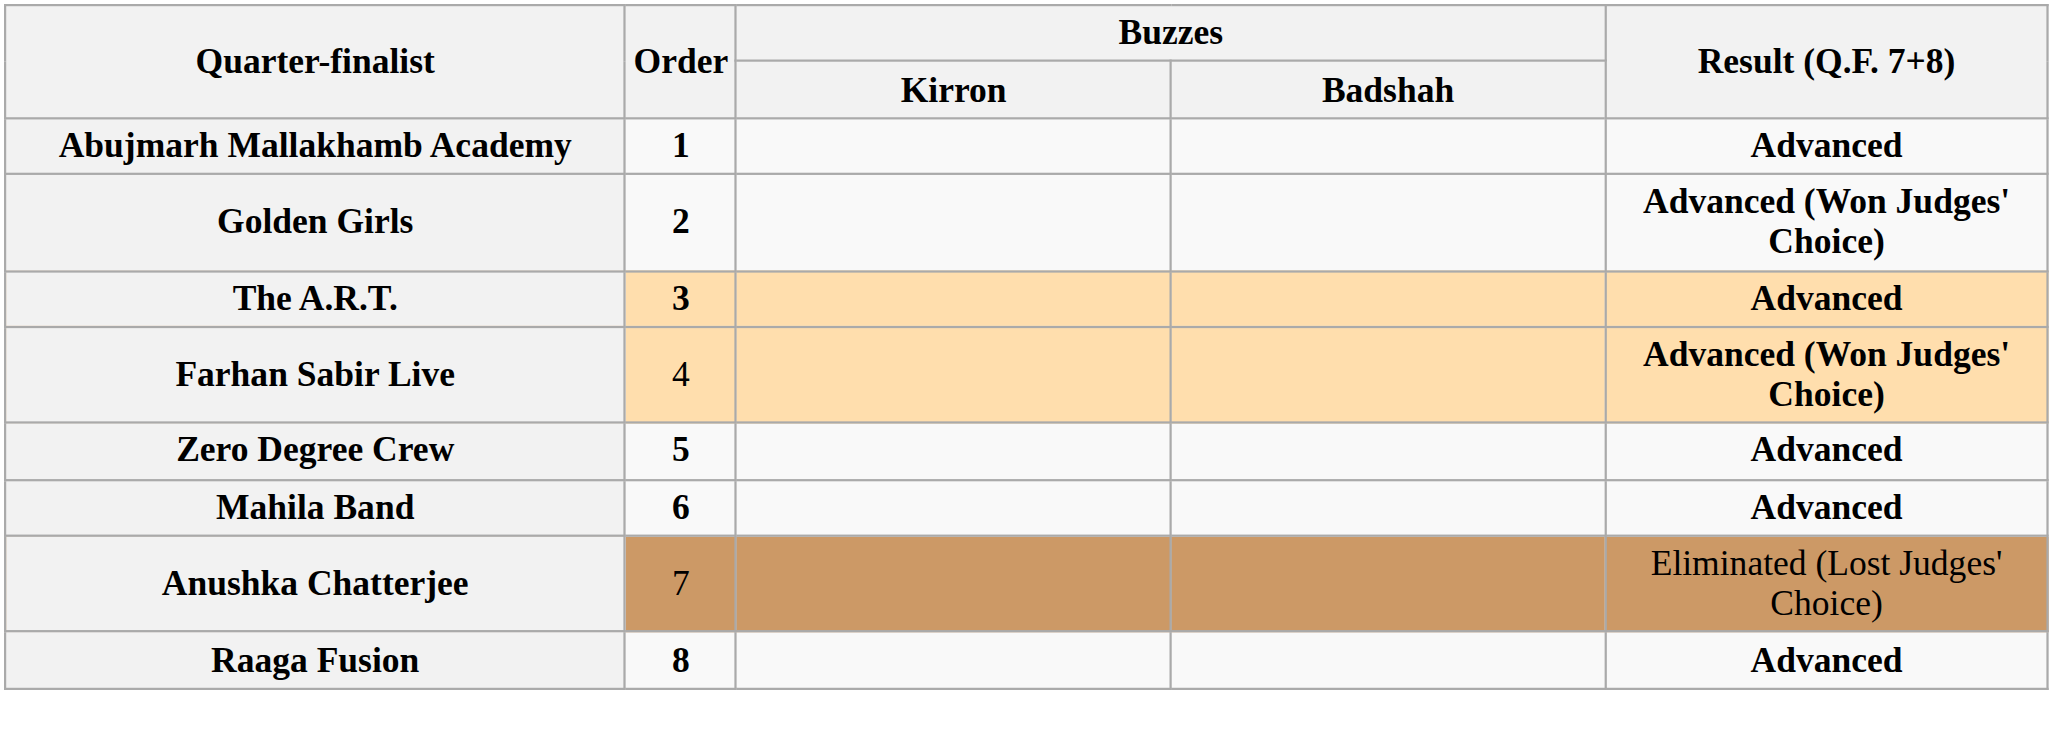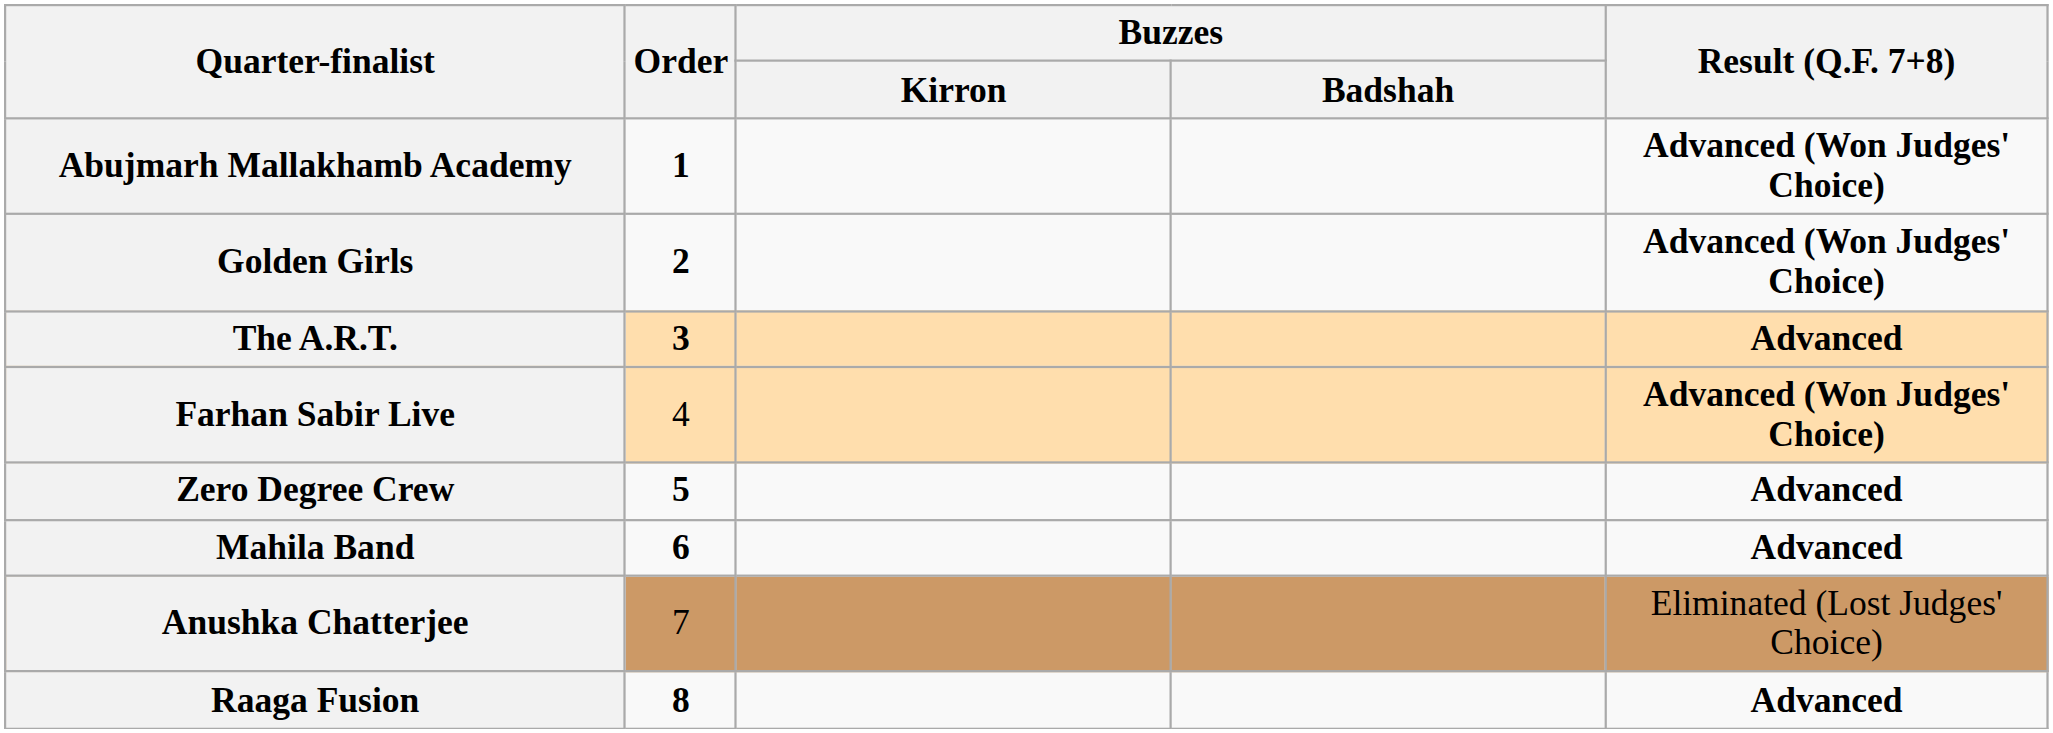(1827, 145) Advanced -> (1827, 165) Advanced (Won Judges' Choice)
